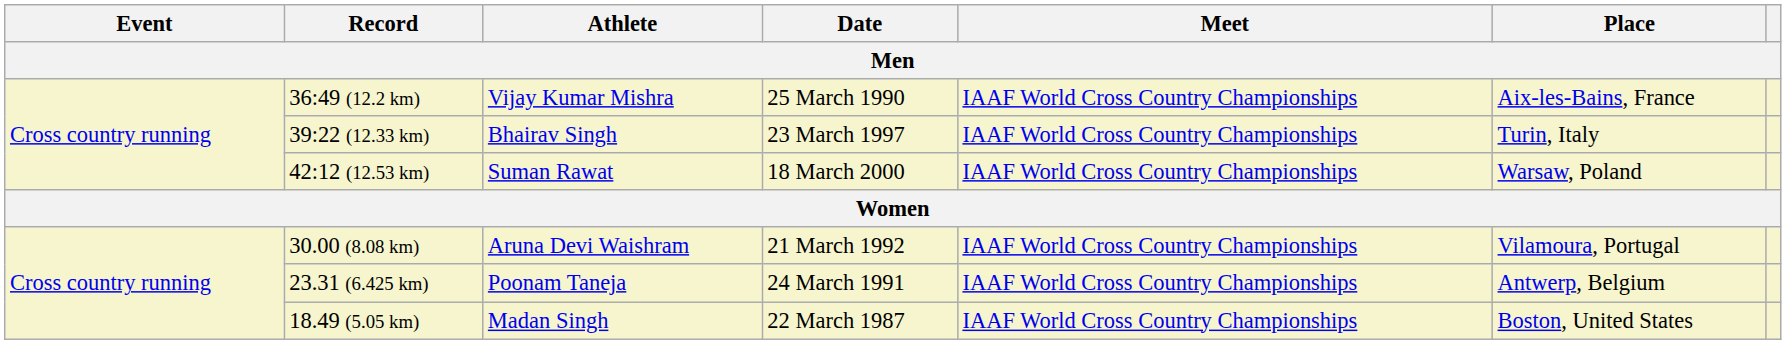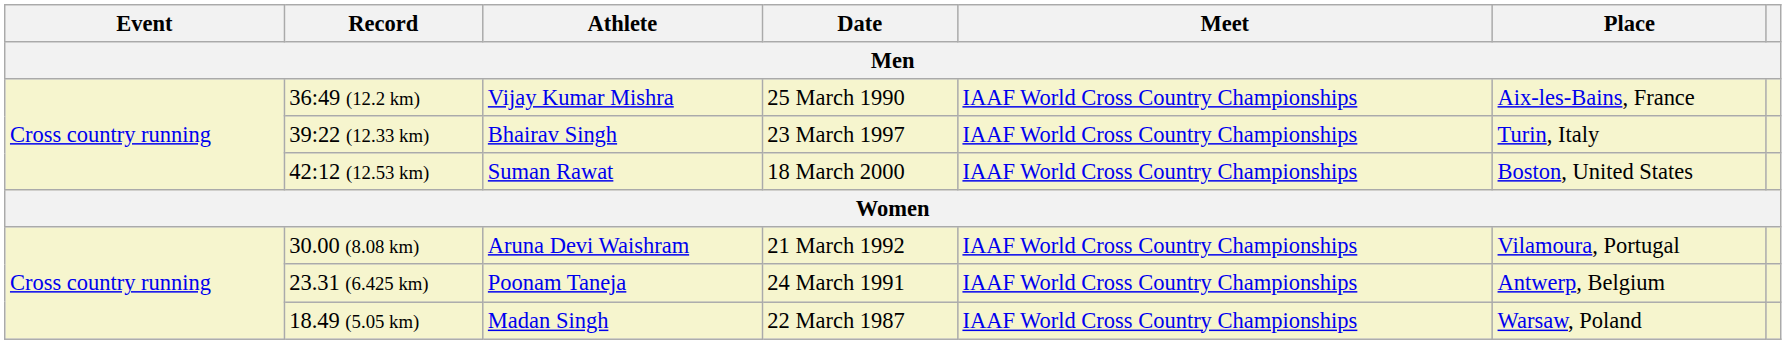(1570, 171) Warsaw, Poland -> (1595, 171) Boston, United States
(1595, 319) Boston, United States -> (1570, 319) Warsaw, Poland
